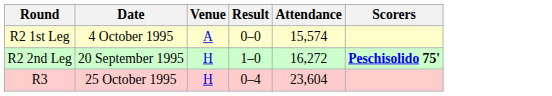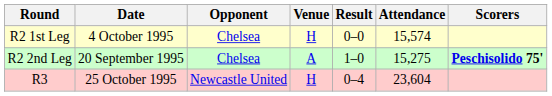+ column: (239, 15)
(208, 36) A -> (311, 36) H
(208, 58) H -> (311, 58) A
(309, 58) 16,272 -> (412, 58) 15,275
